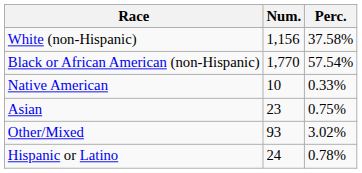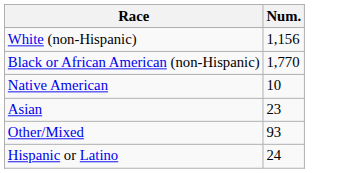- column: (331, 16)
